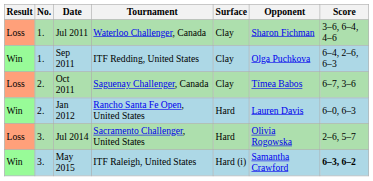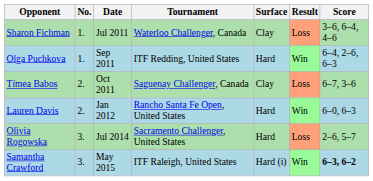columns swapped: (20, 12) <-> (285, 12)
(225, 58) Clay -> (265, 58) Hard
